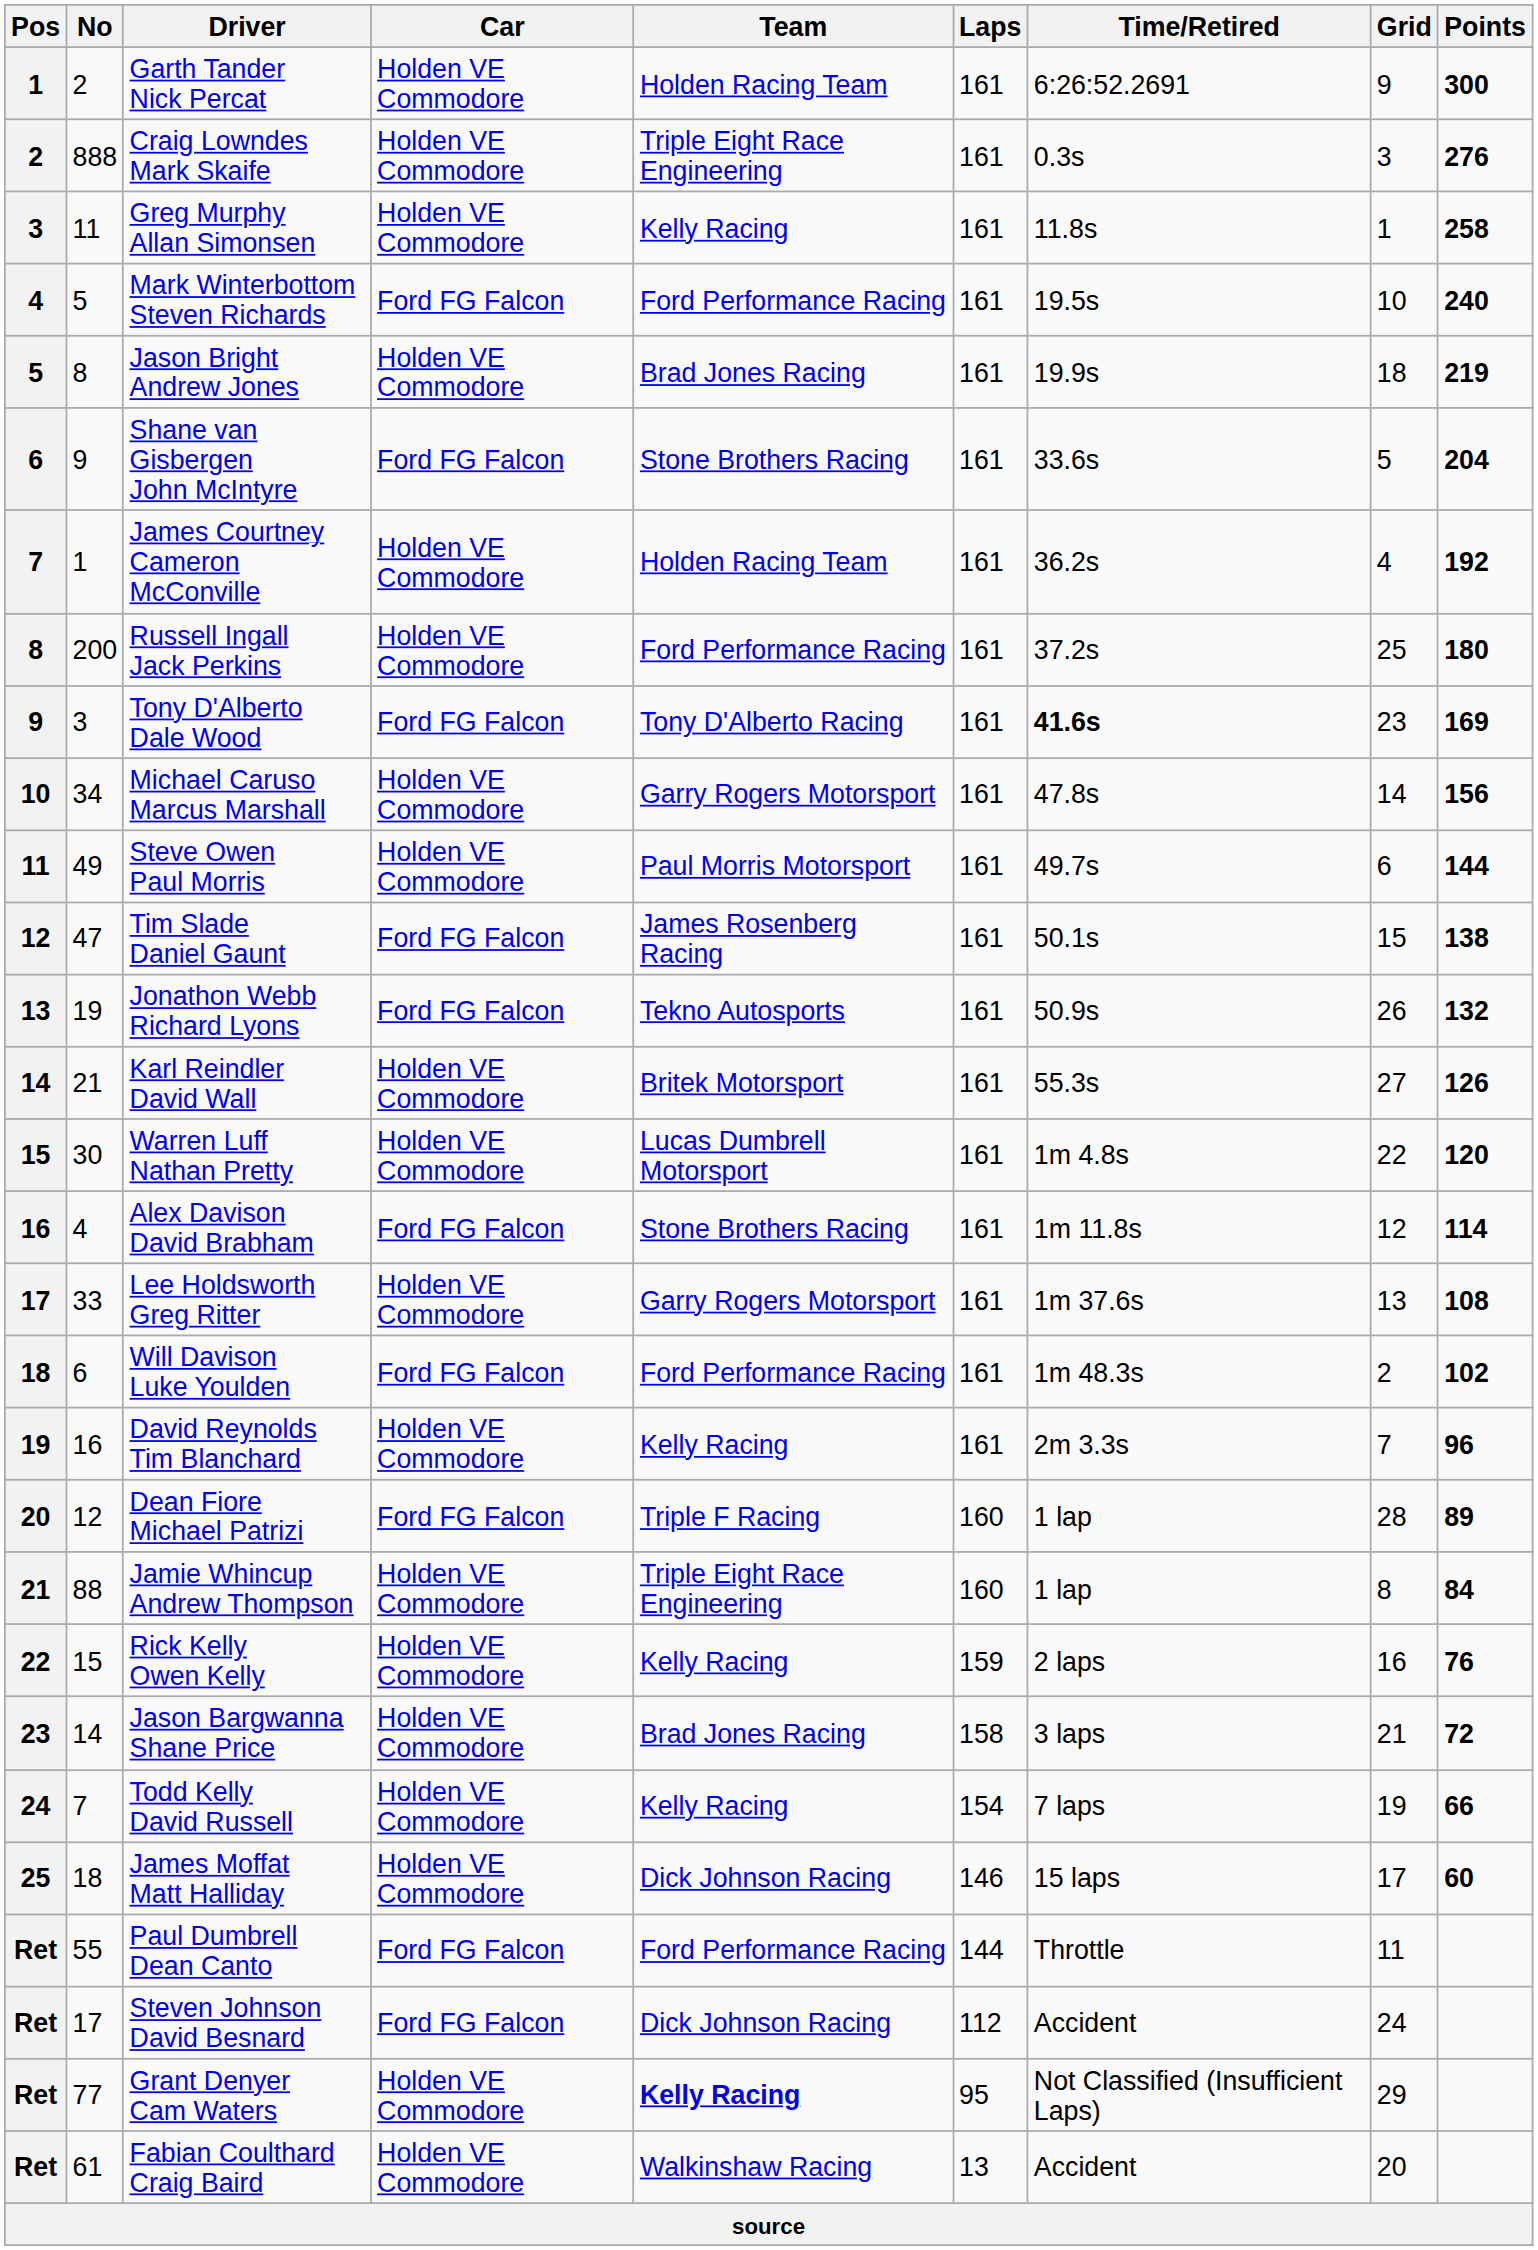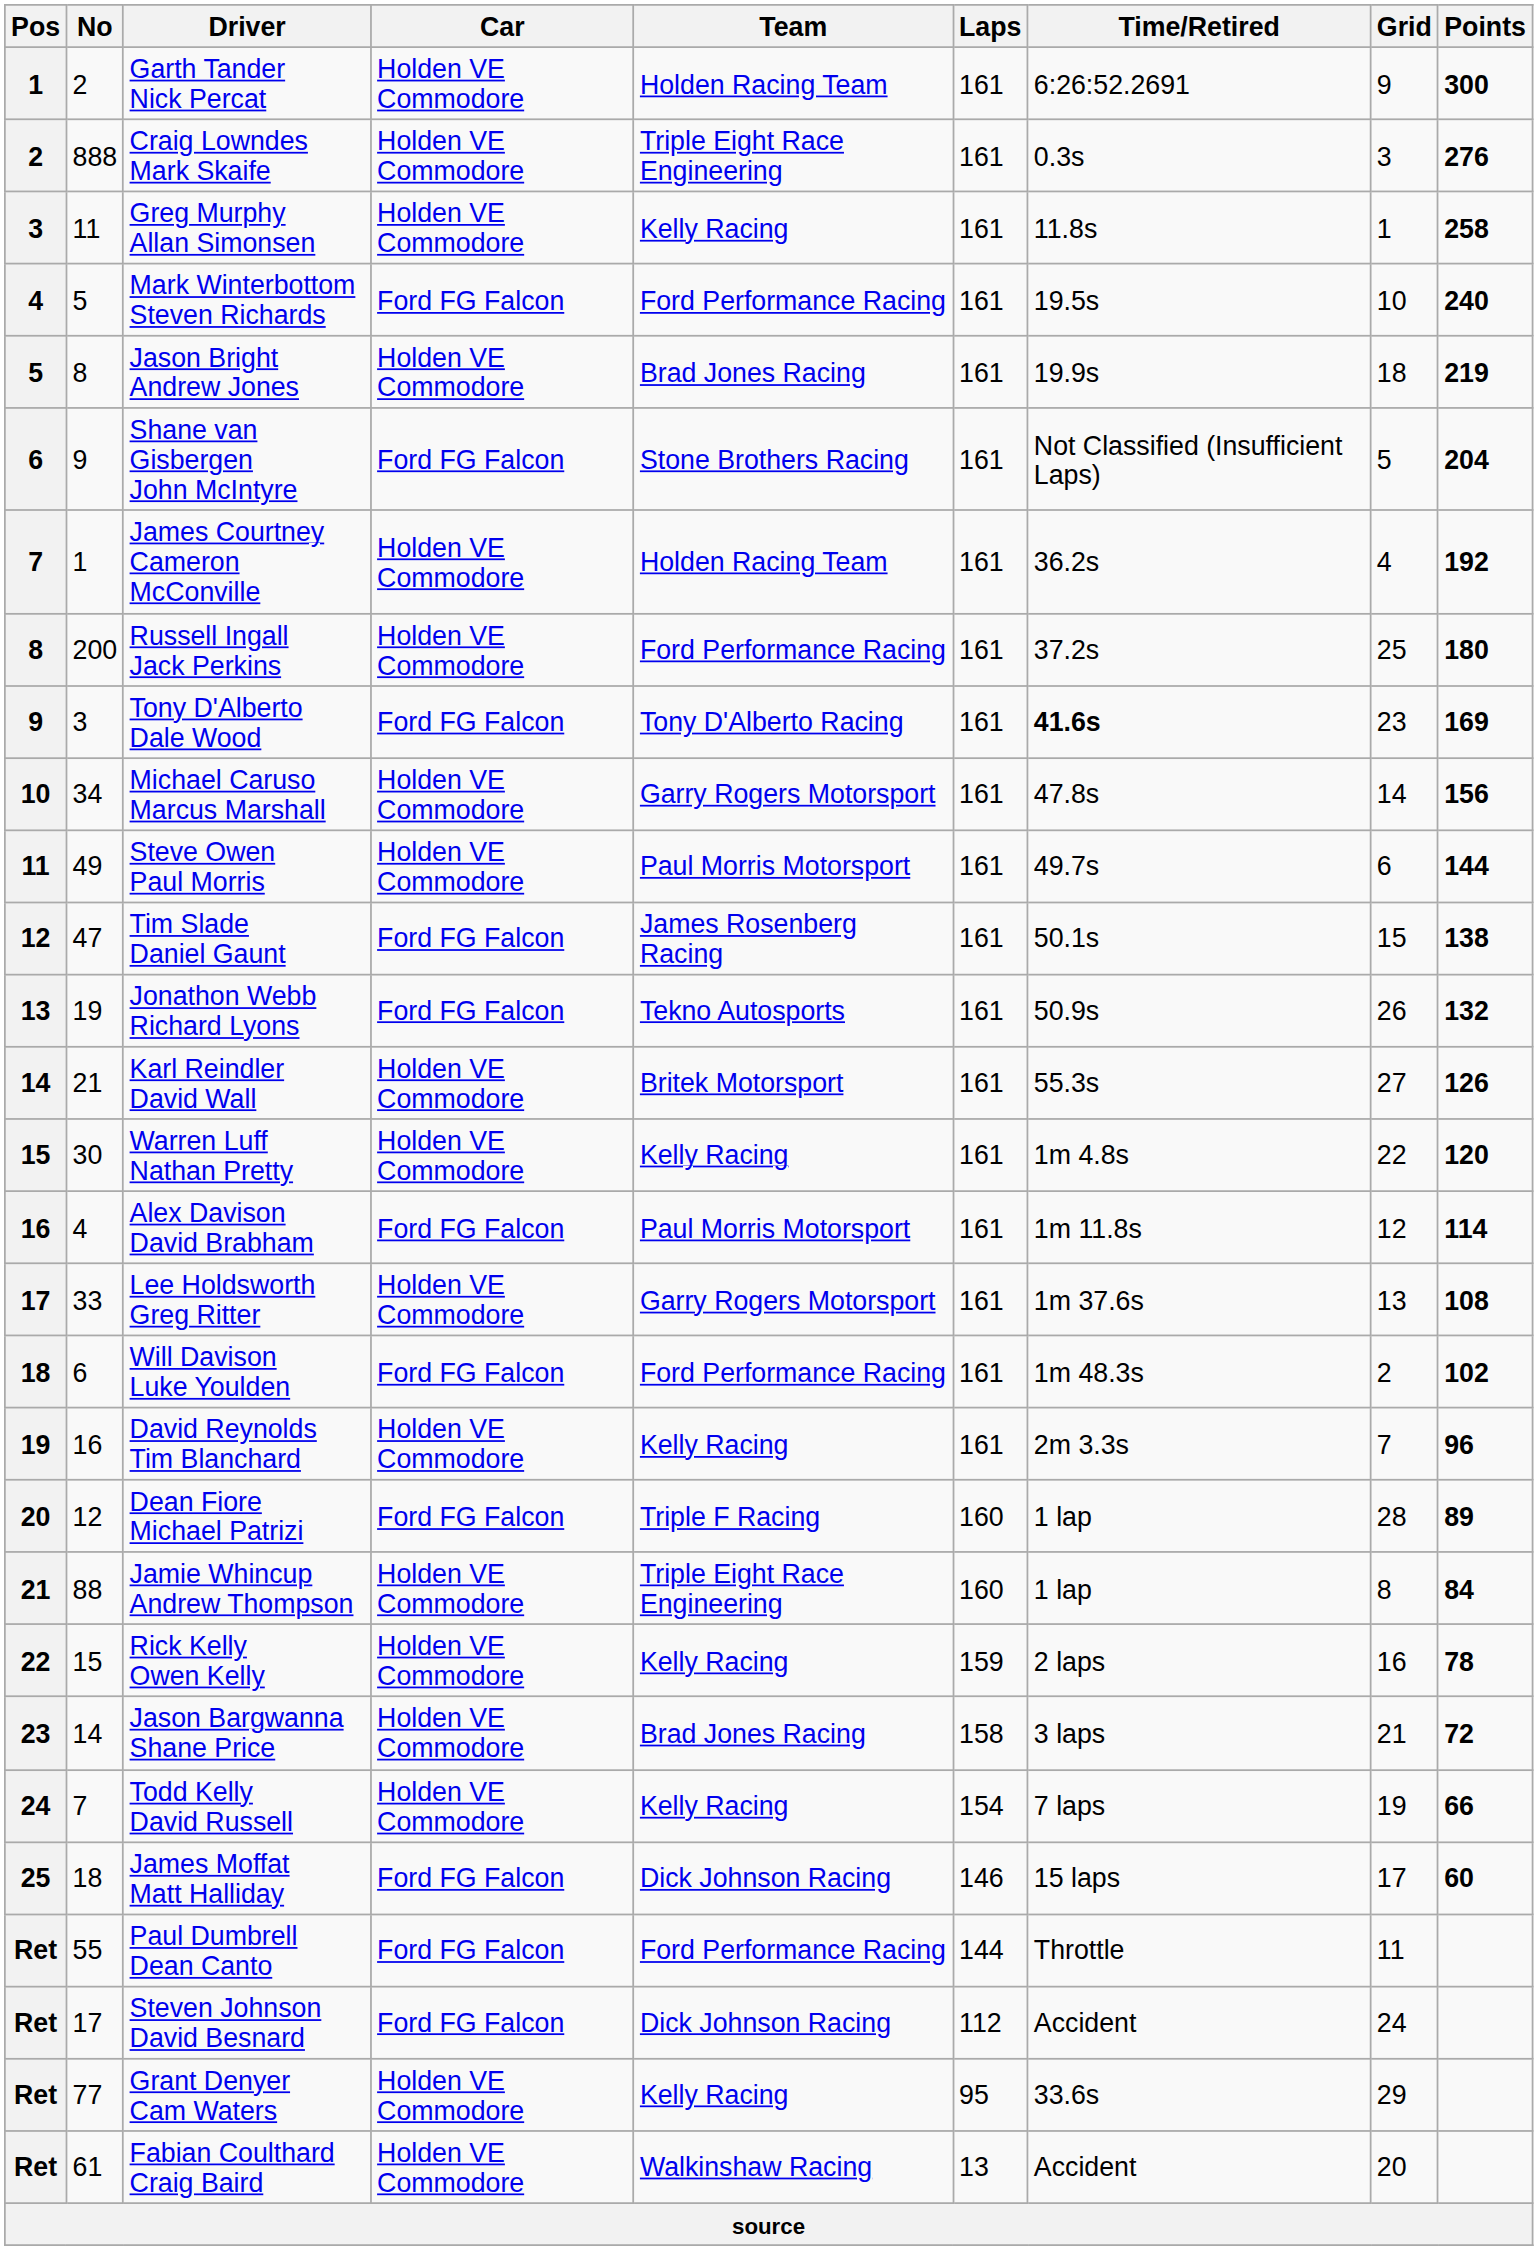(1067, 460) 33.6s -> (1188, 460) Not Classified (Insufficient Laps)
(733, 1155) Lucas Dumbrell Motorsport -> (714, 1155) Kelly Racing
(774, 1227) Stone Brothers Racing -> (775, 1227) Paul Morris Motorsport
(1459, 1661) 76 -> (1459, 1661) 78
(451, 1878) Holden VE Commodore -> (471, 1878) Ford FG Falcon
(720, 2095) bold -> (714, 2095) normal
(1188, 2095) Not Classified (Insufficient Laps) -> (1067, 2095) 33.6s
